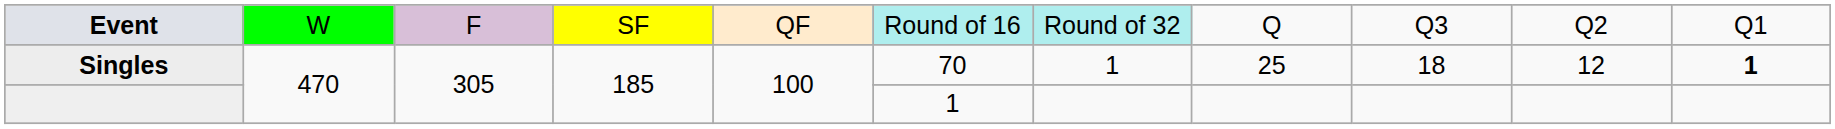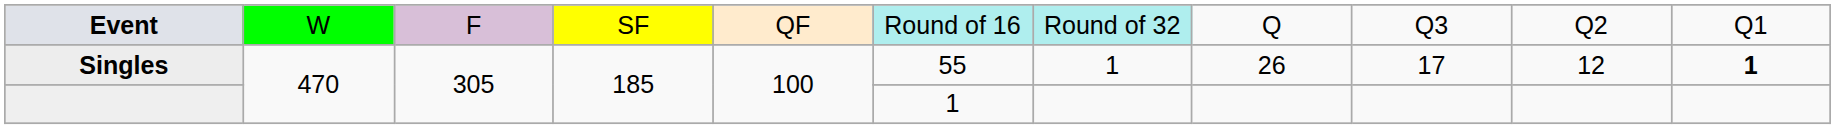(953, 65) 70 -> (953, 65) 55
(1272, 65) 25 -> (1272, 65) 26
(1431, 65) 18 -> (1431, 65) 17
